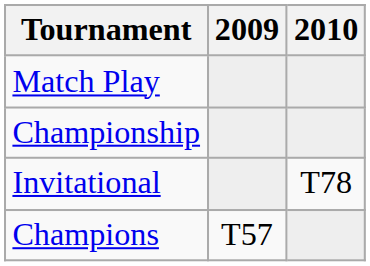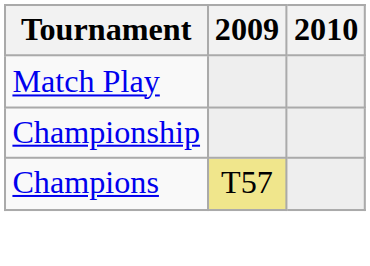- row: (87, 183)
(247, 234) no background -> (247, 183) khaki background
